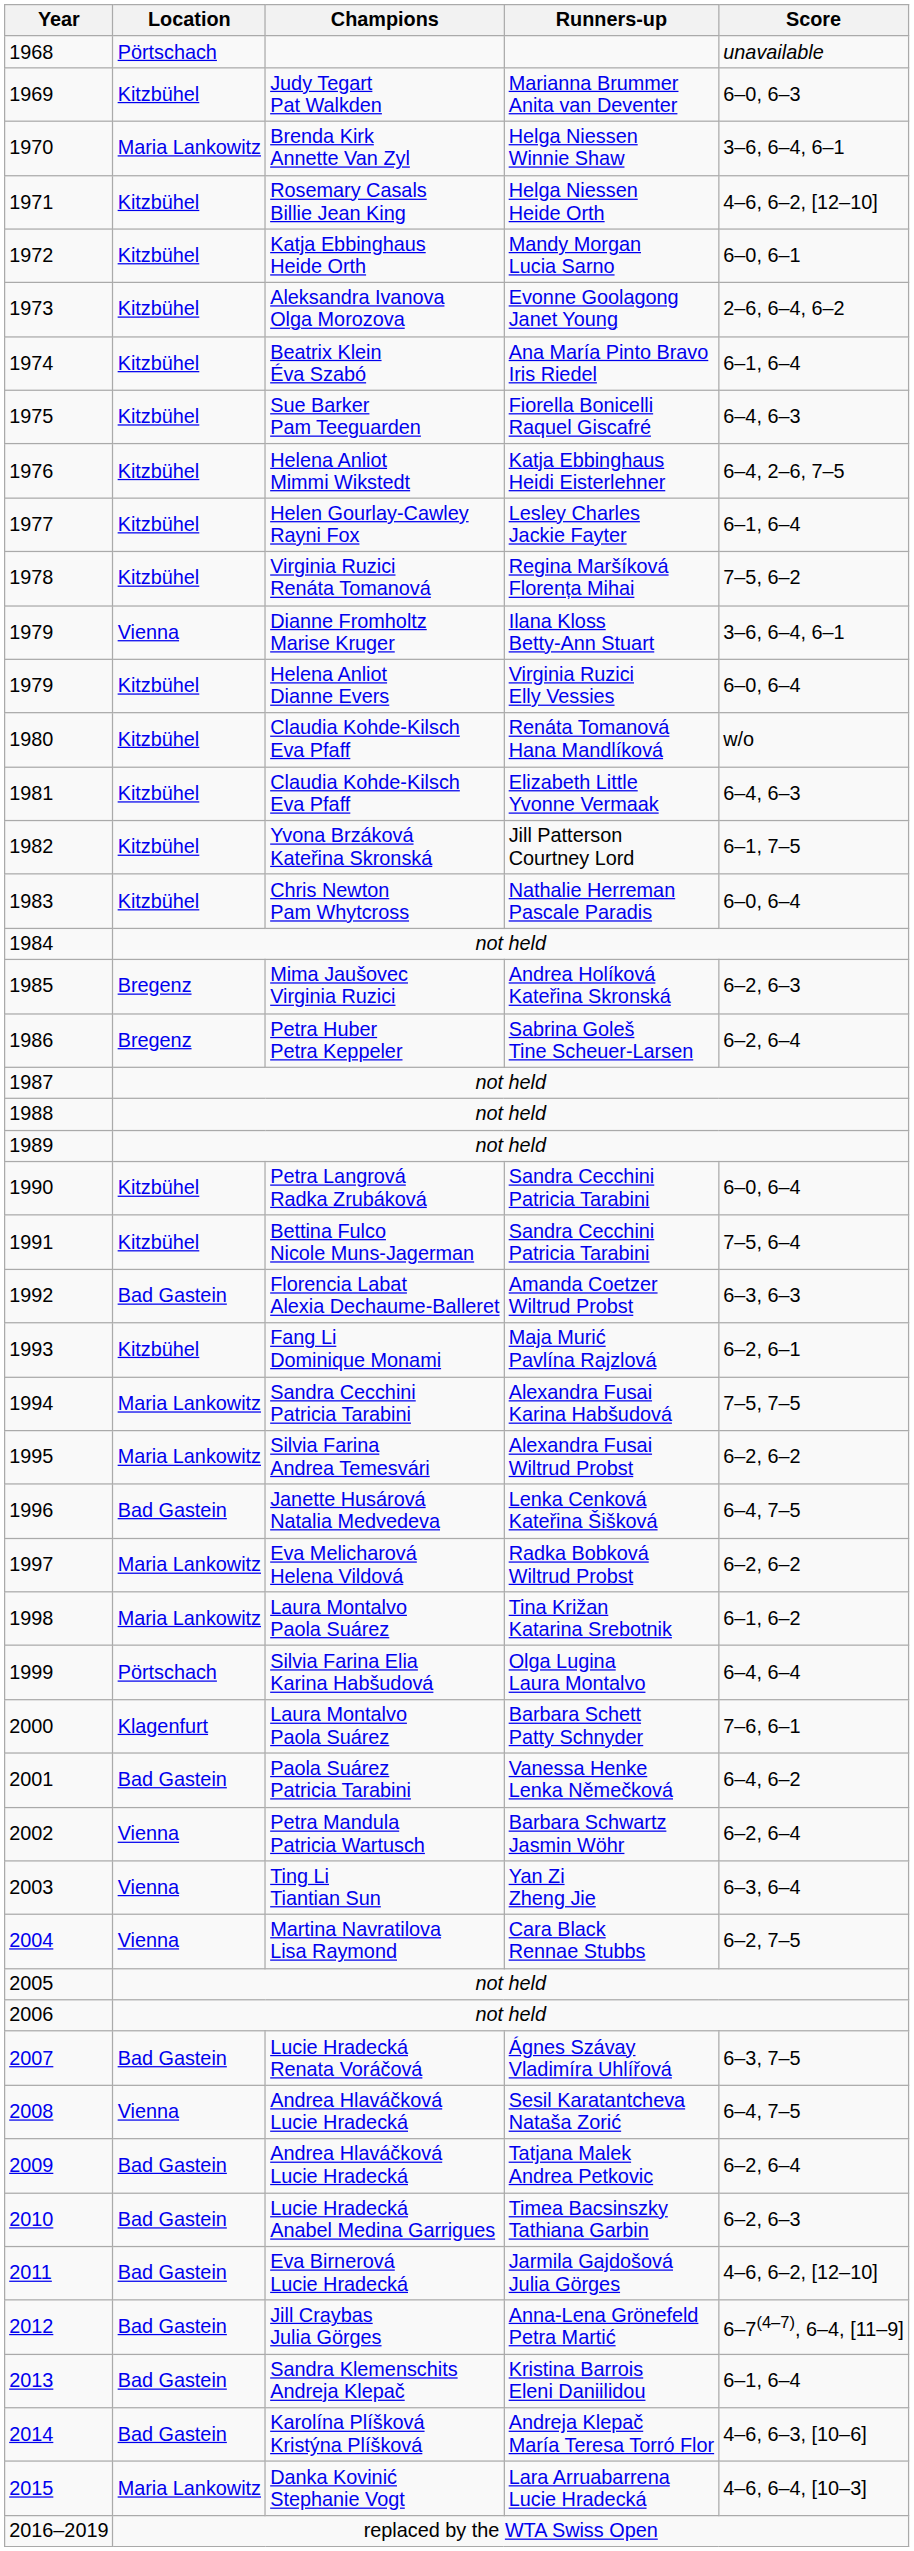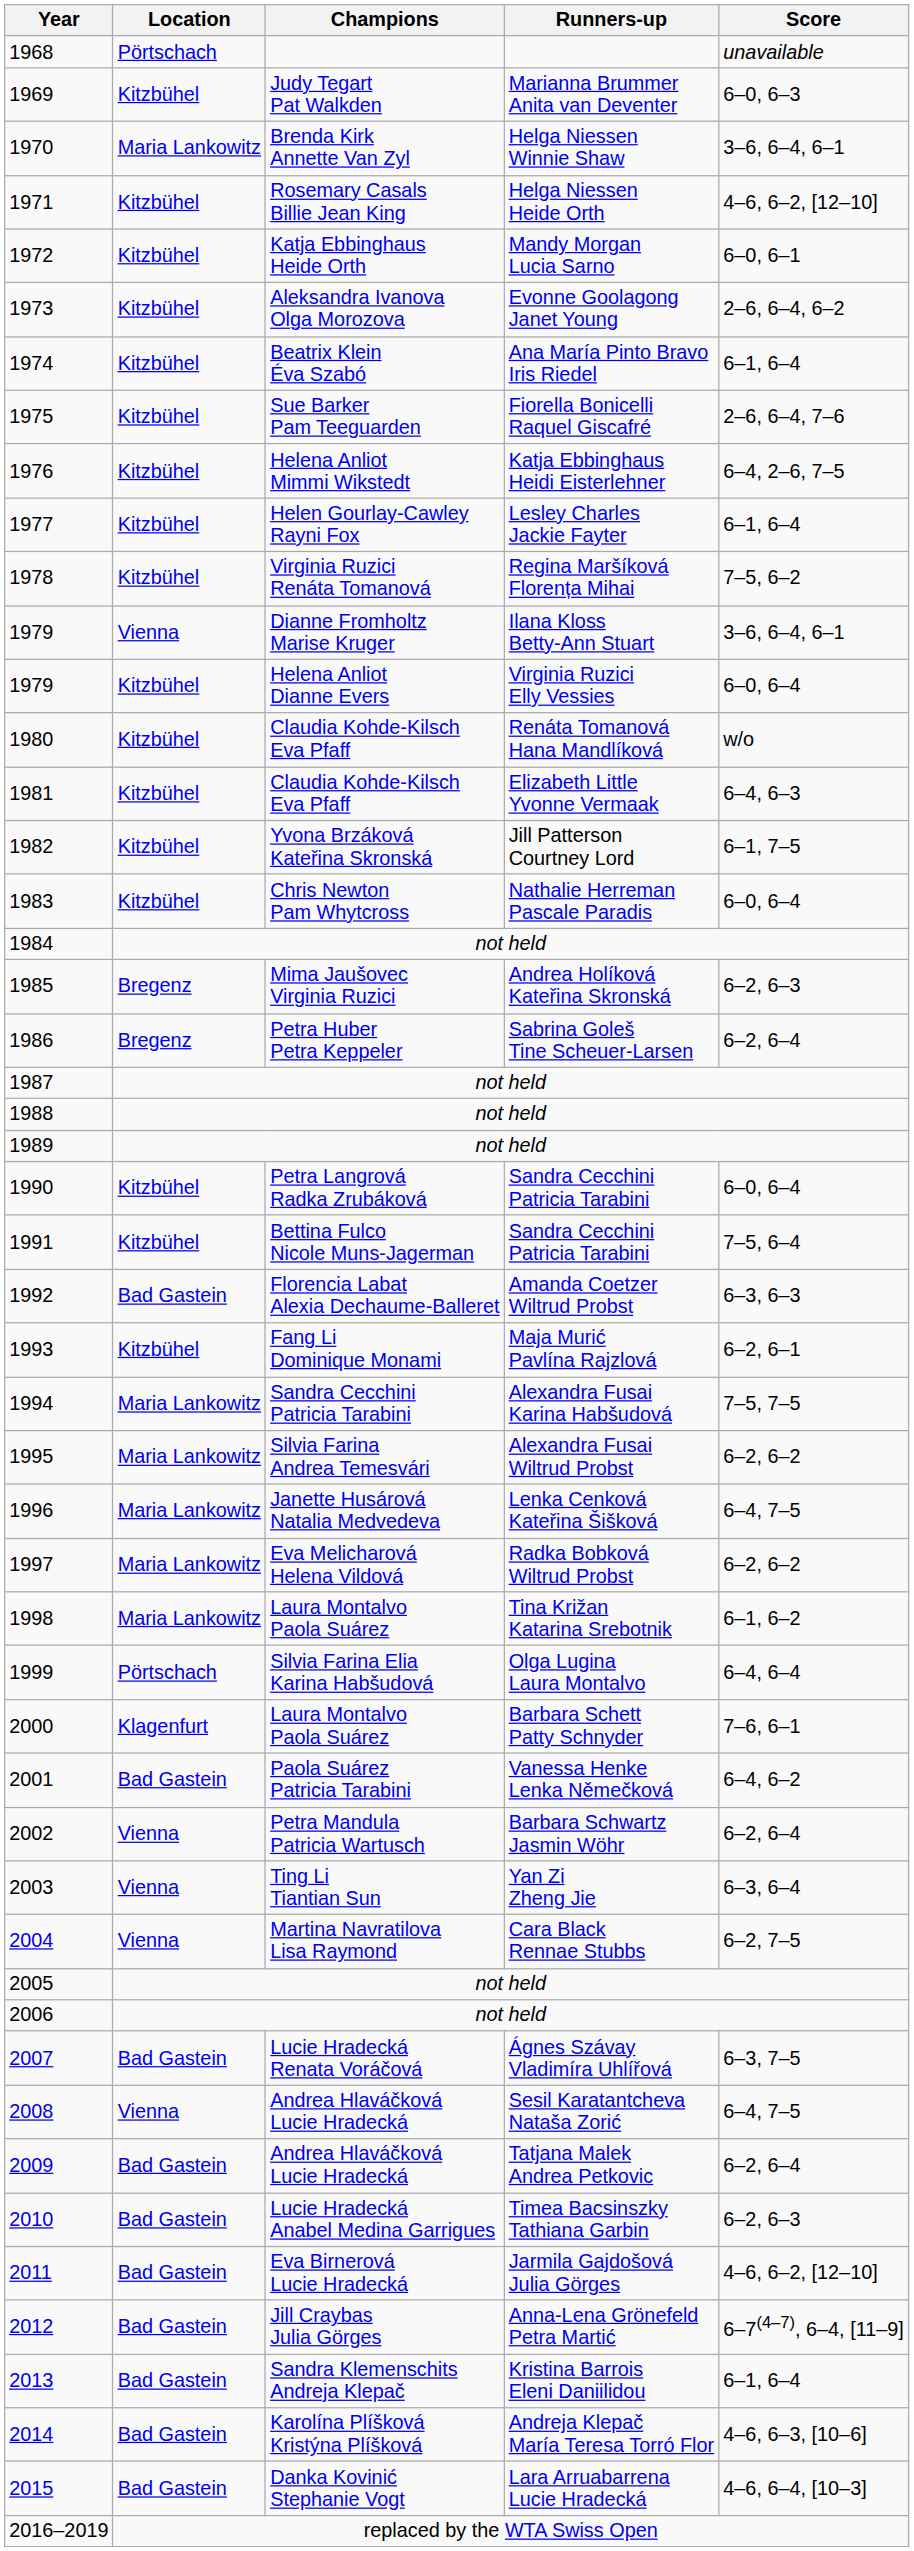(762, 417) 6–4, 6–3 -> (784, 417) 2–6, 6–4, 7–6
(172, 1511) Bad Gastein -> (189, 1511) Maria Lankowitz
(189, 2488) Maria Lankowitz -> (172, 2488) Bad Gastein
